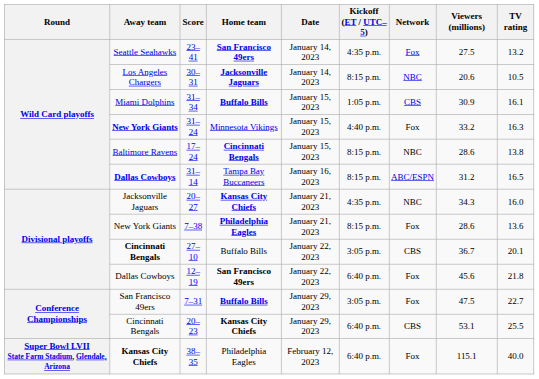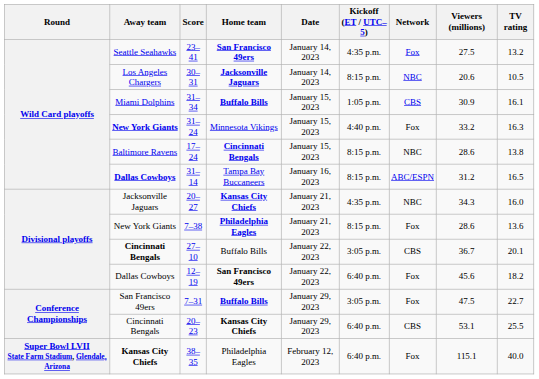(516, 276) 21.8 -> (516, 276) 18.2
